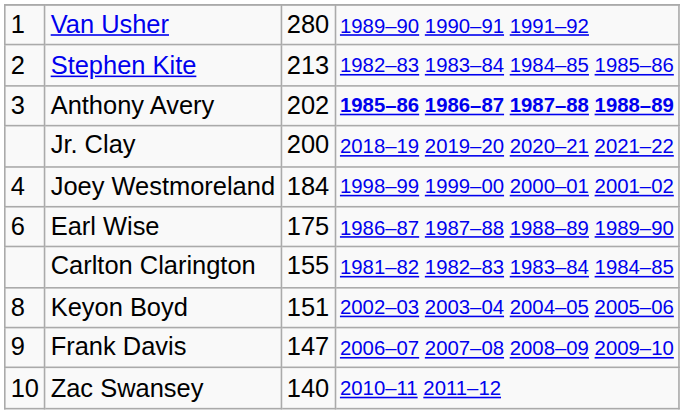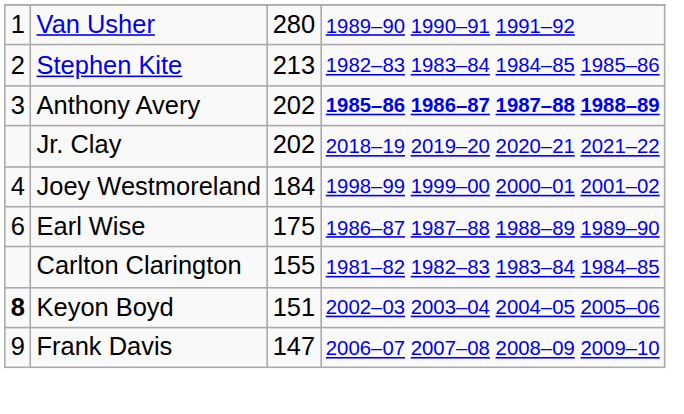(308, 145) 200 -> (294, 145) 202
(18, 307) normal -> (18, 307) bold
- row: (127, 387)
